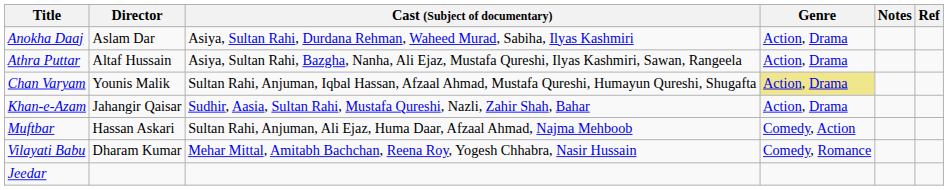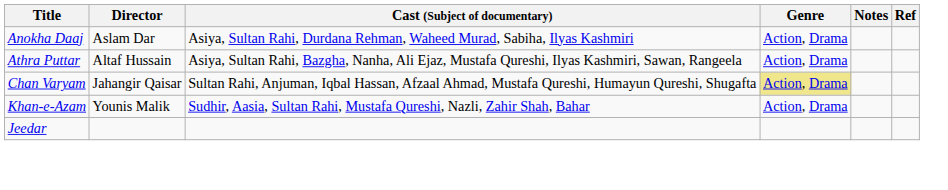(131, 83) Younis Malik -> (137, 83) Jahangir Qaisar
(137, 106) Jahangir Qaisar -> (131, 106) Younis Malik
- row: (31, 128)
- row: (47, 151)
